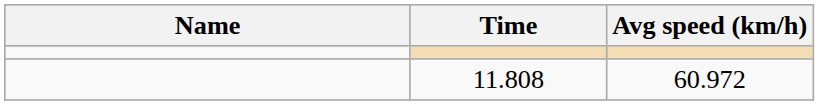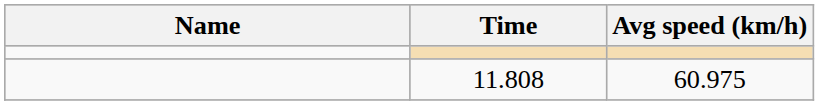(710, 79) 60.972 -> (710, 79) 60.975
